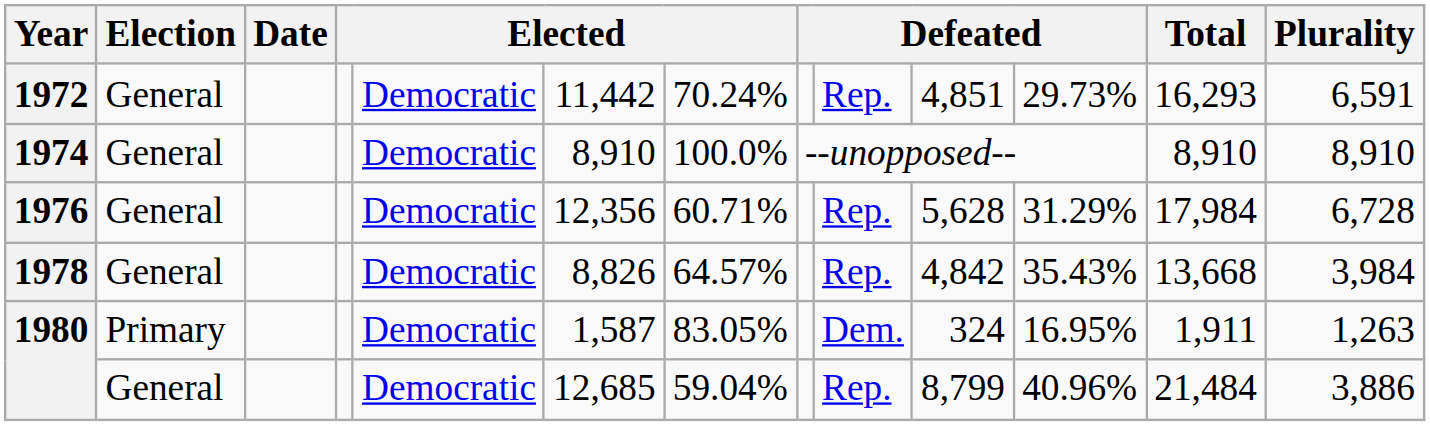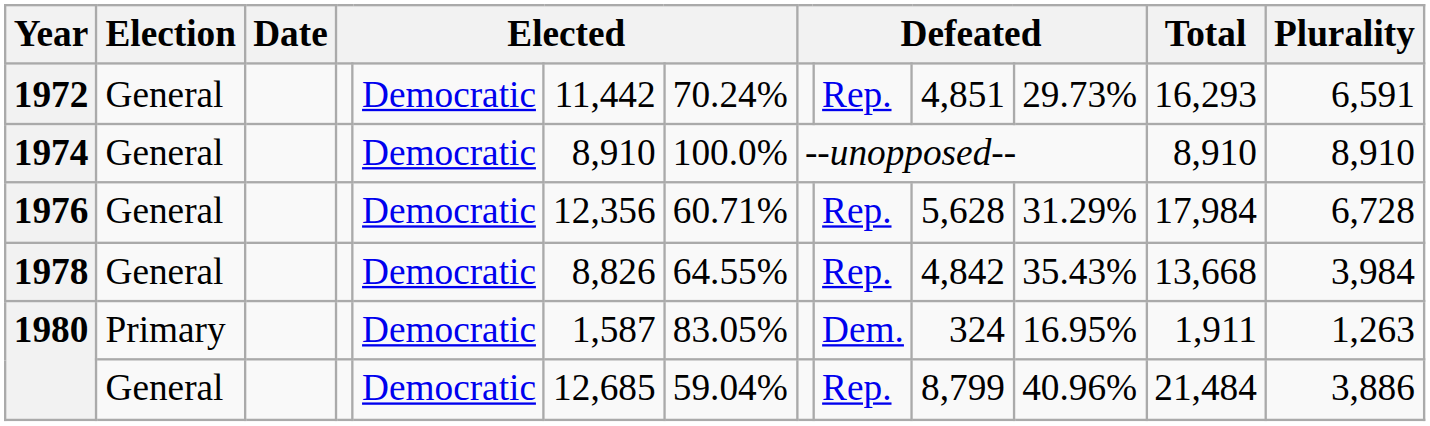(730, 270) 64.57% -> (730, 270) 64.55%
